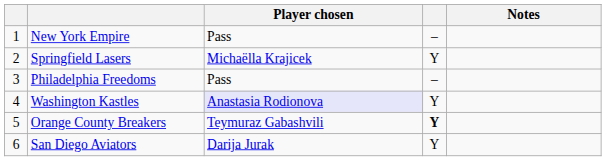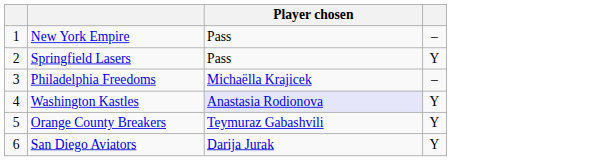- column: (524, 15)
(259, 58) Michaëlla Krajicek -> (219, 58) Pass
(219, 79) Pass -> (259, 79) Michaëlla Krajicek
(434, 123) bold -> (434, 123) normal
